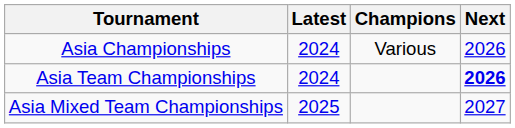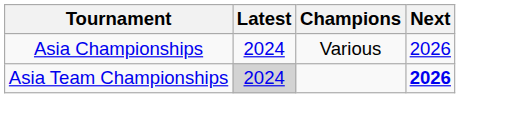(319, 78) no background -> (264, 78) lightgrey background
- row: (146, 107)
